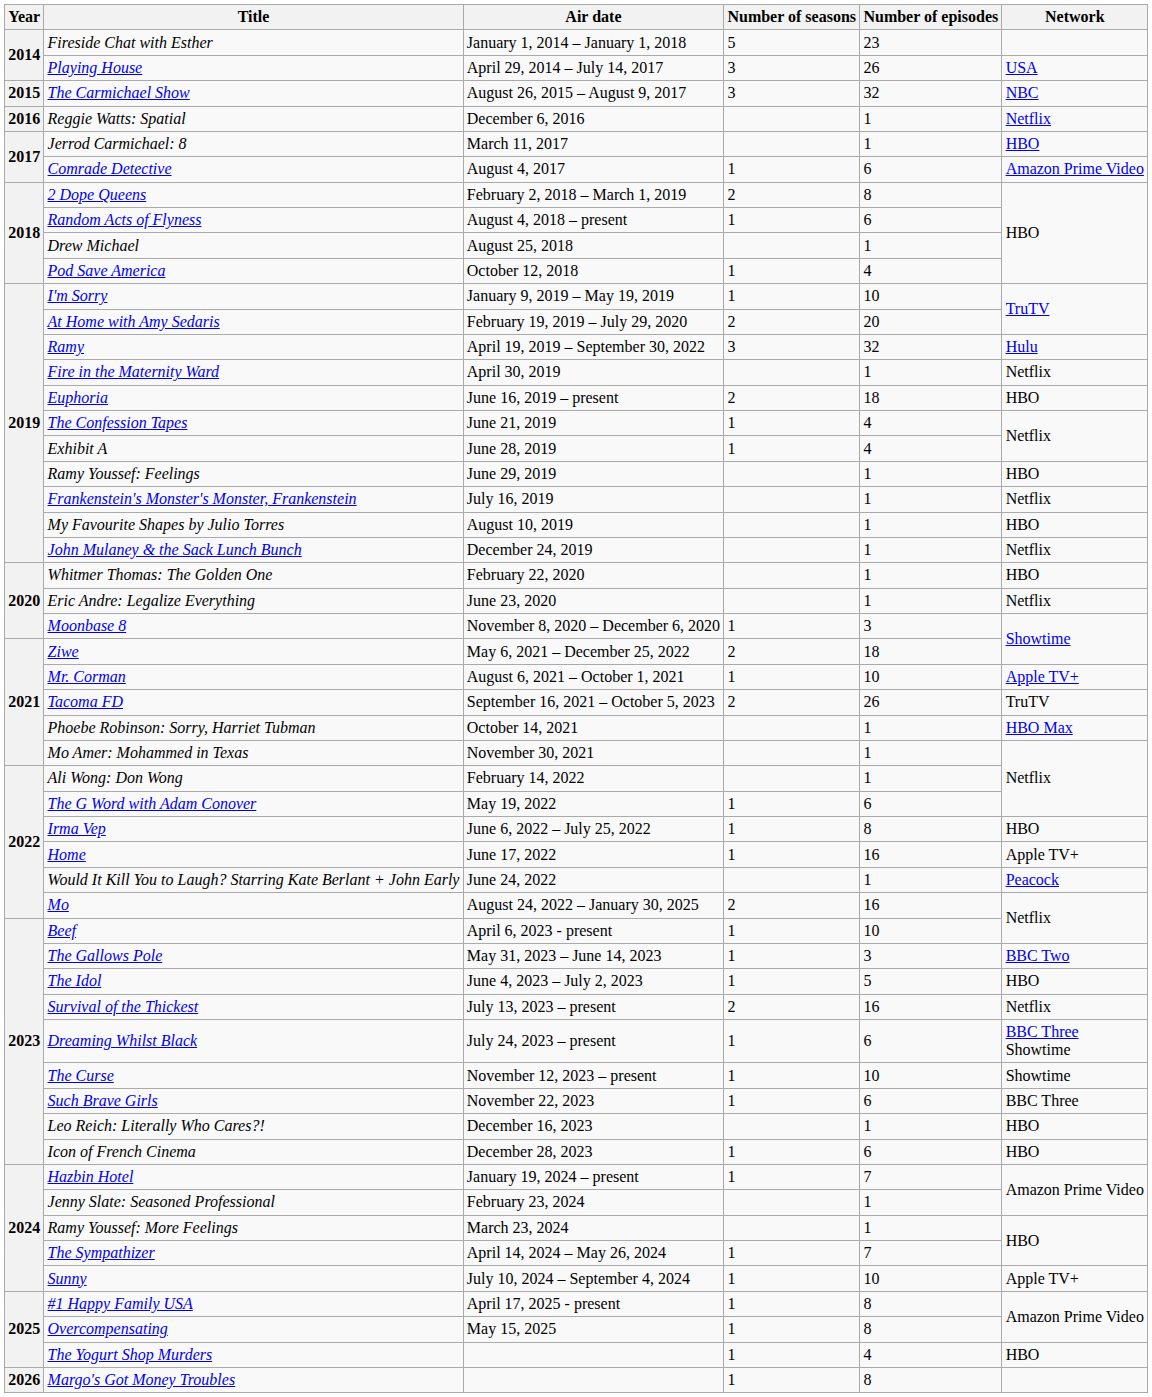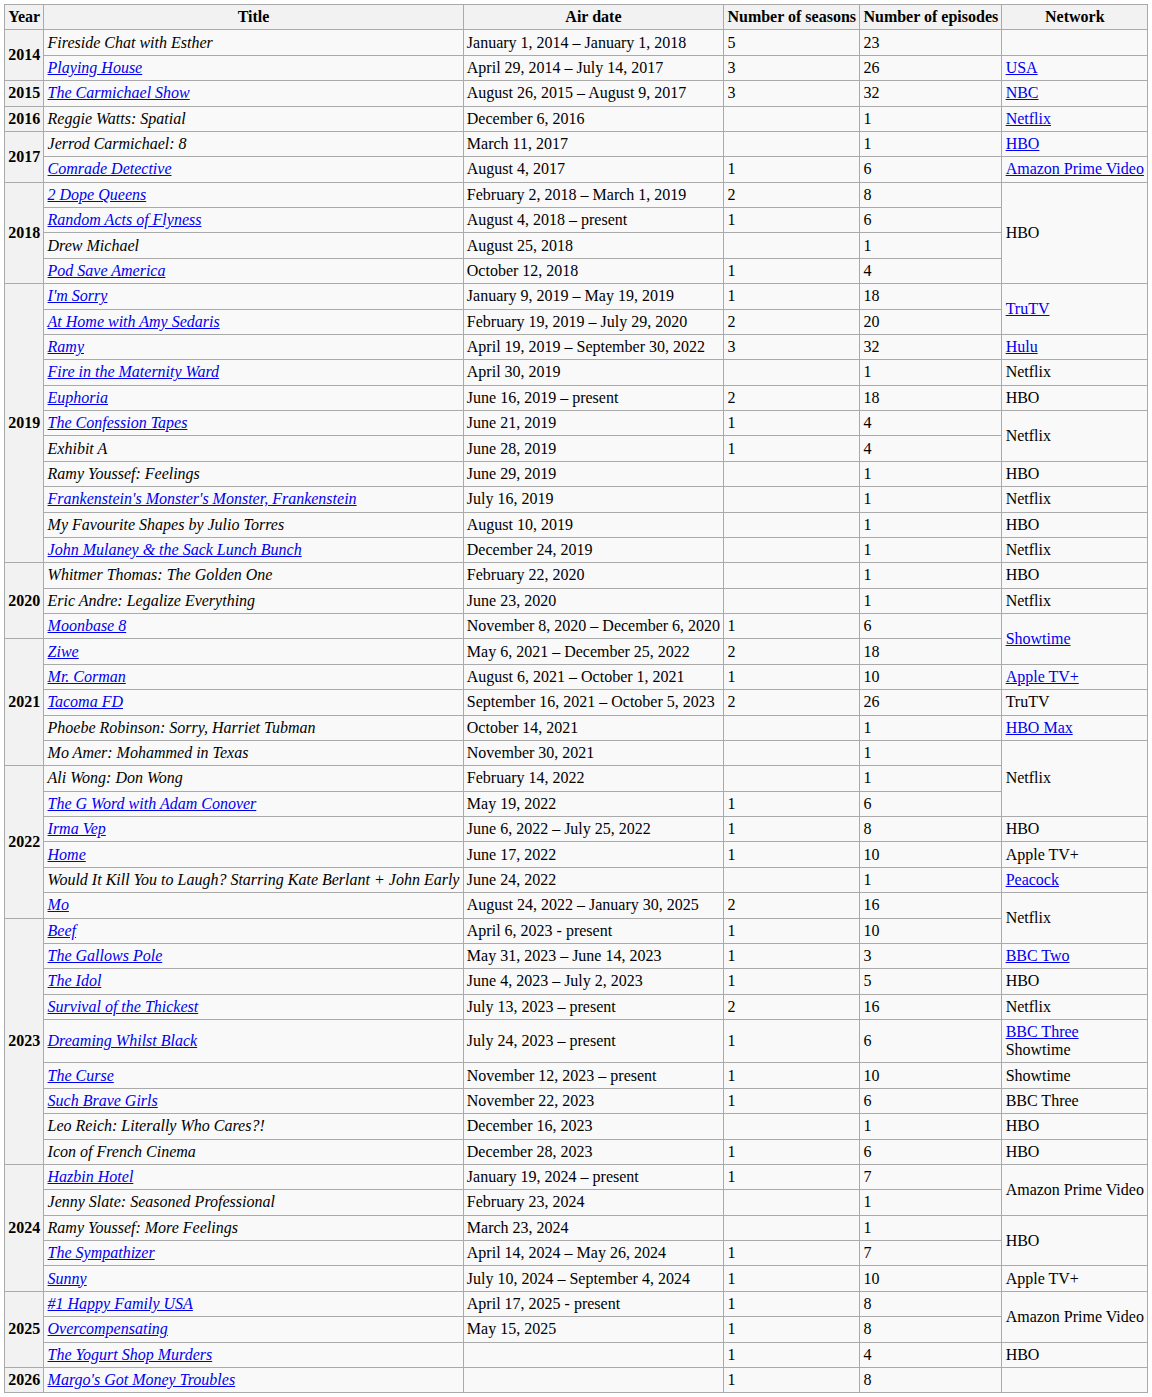(871, 296) 10 -> (871, 296) 18
(867, 626) 3 -> (867, 626) 6
(871, 854) 16 -> (871, 854) 10
